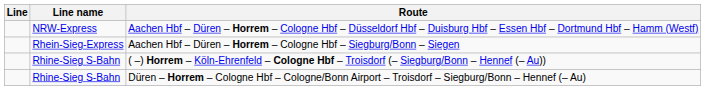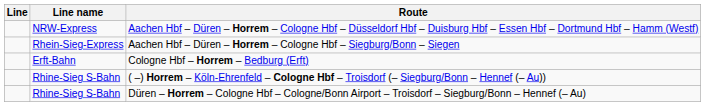+ row: (218, 61)
